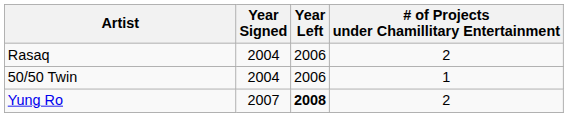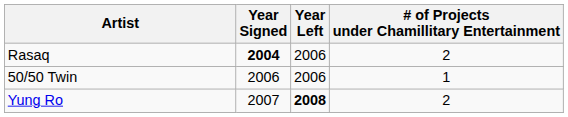(263, 54) normal -> (263, 54) bold
(263, 77) 2004 -> (263, 77) 2006
